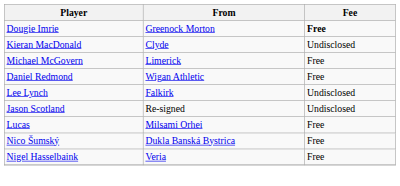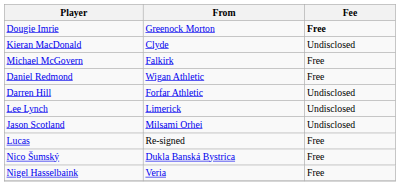(163, 60) Limerick -> (159, 60) Falkirk
+ row: (29, 92)
(159, 92) Falkirk -> (163, 108) Limerick
(165, 108) Re-signed -> (174, 124) Milsami Orhei
(174, 124) Milsami Orhei -> (165, 141) Re-signed
